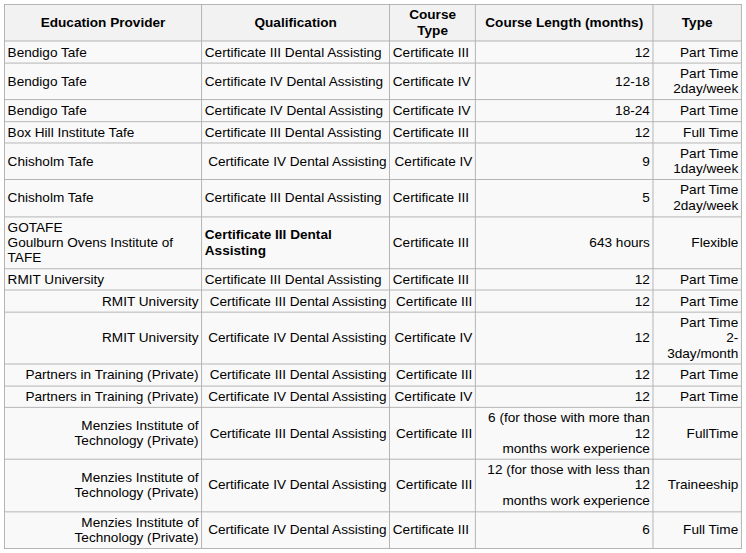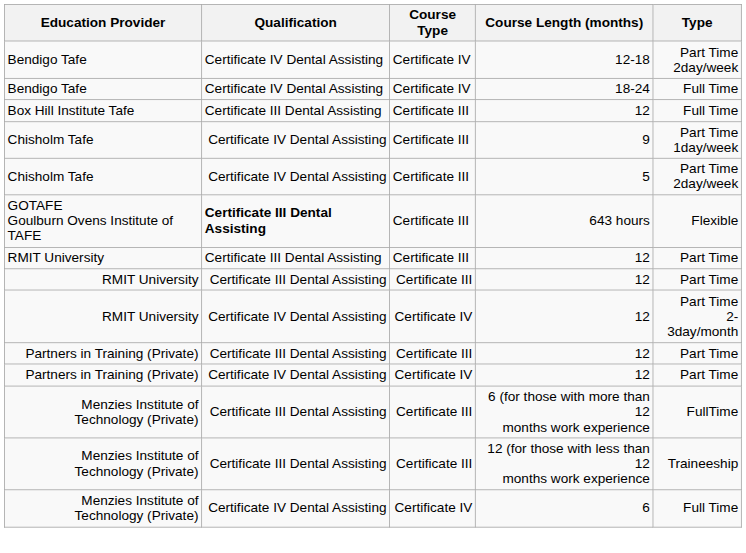- row: (47, 52)
(709, 110) Part Time -> (711, 89) Full Time
(433, 161) Certificate IV -> (431, 139) Certificate III
(293, 198) Certificate III Dental Assisting -> (297, 176) Certificate IV Dental Assisting
(297, 485) Certificate IV Dental Assisting -> (298, 463) Certificate III Dental Assisting
(431, 530) Certificate III -> (433, 508) Certificate IV
